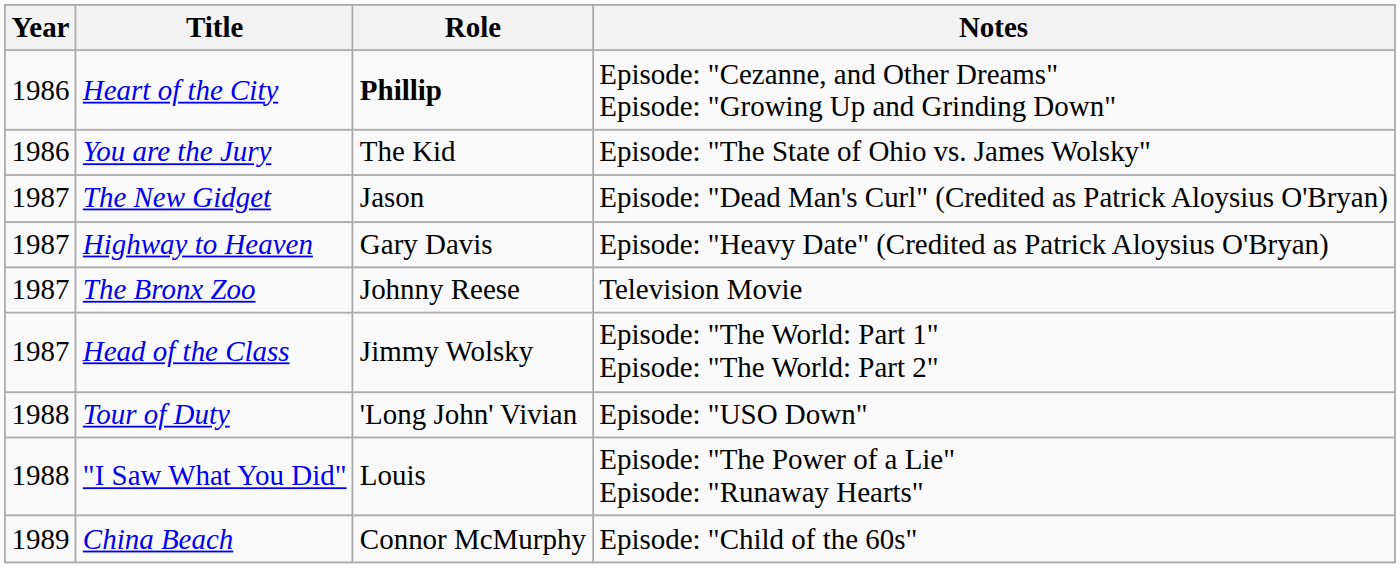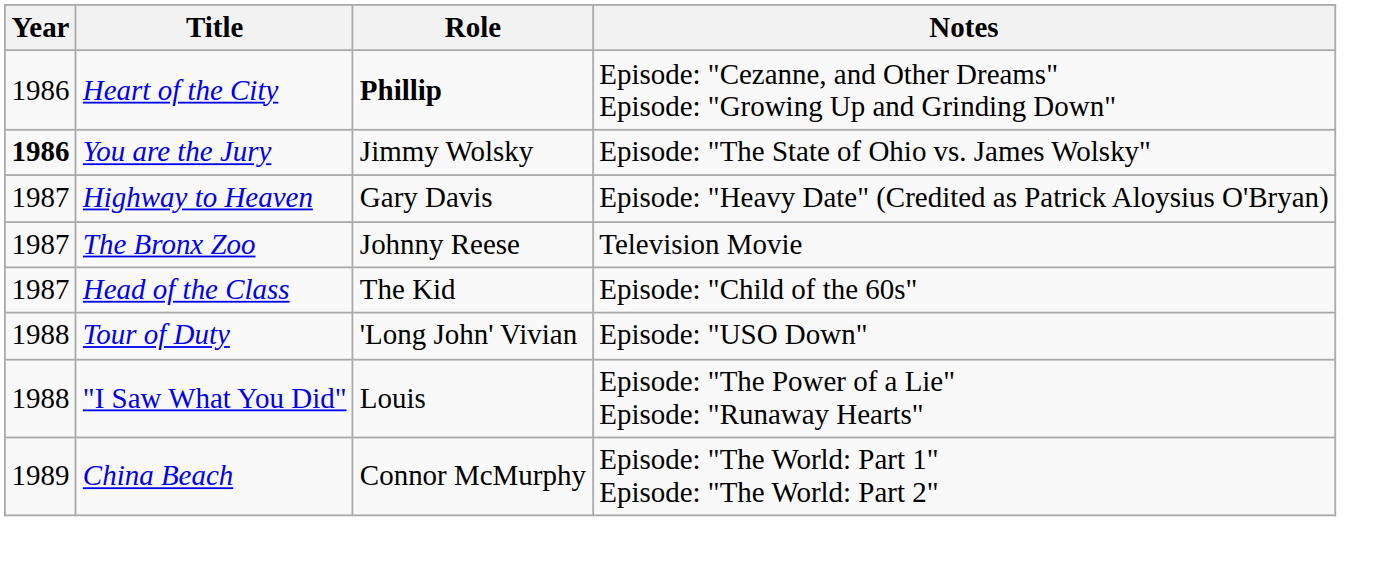(41, 151) normal -> (41, 151) bold
(408, 151) The Kid -> (447, 151) Jimmy Wolsky
- row: (177, 197)
(447, 351) Jimmy Wolsky -> (408, 289) The Kid
(769, 351) Episode: "The World: Part 1" Episode: "The World: Part 2" -> (758, 289) Episode: "Child of the 60s"
(758, 538) Episode: "Child of the 60s" -> (769, 476) Episode: "The World: Part 1" Episode: "The World: Part 2"
